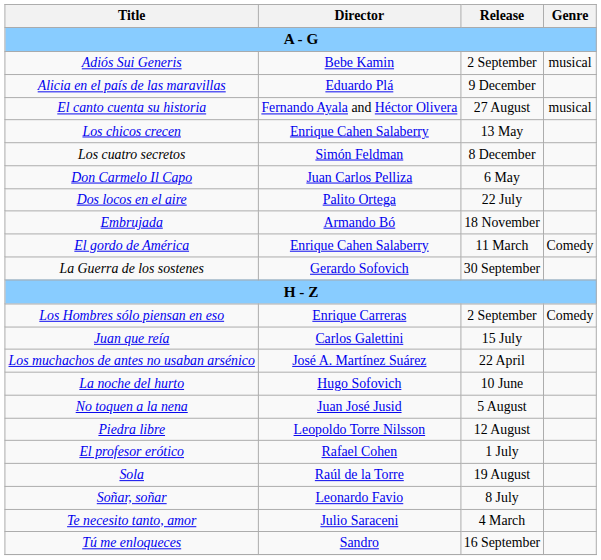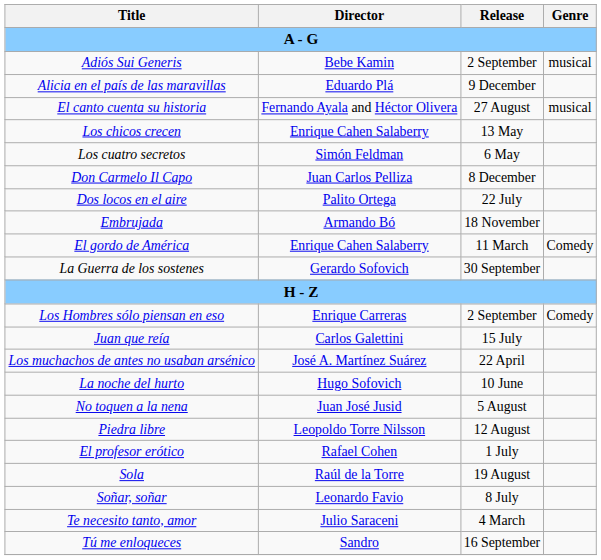(502, 154) 8 December -> (502, 154) 6 May
(502, 177) 6 May -> (502, 177) 8 December
